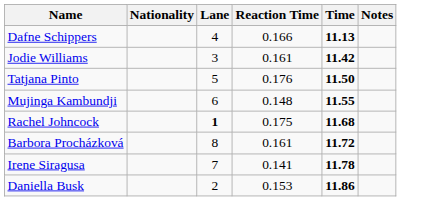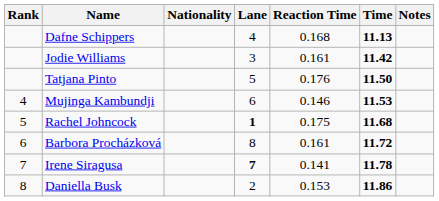+ column: (23, 15)
(277, 36) 0.166 -> (315, 36) 0.168
(277, 100) 0.148 -> (315, 100) 0.146
(340, 100) 11.55 -> (378, 100) 11.53
(215, 164) normal -> (252, 164) bold
